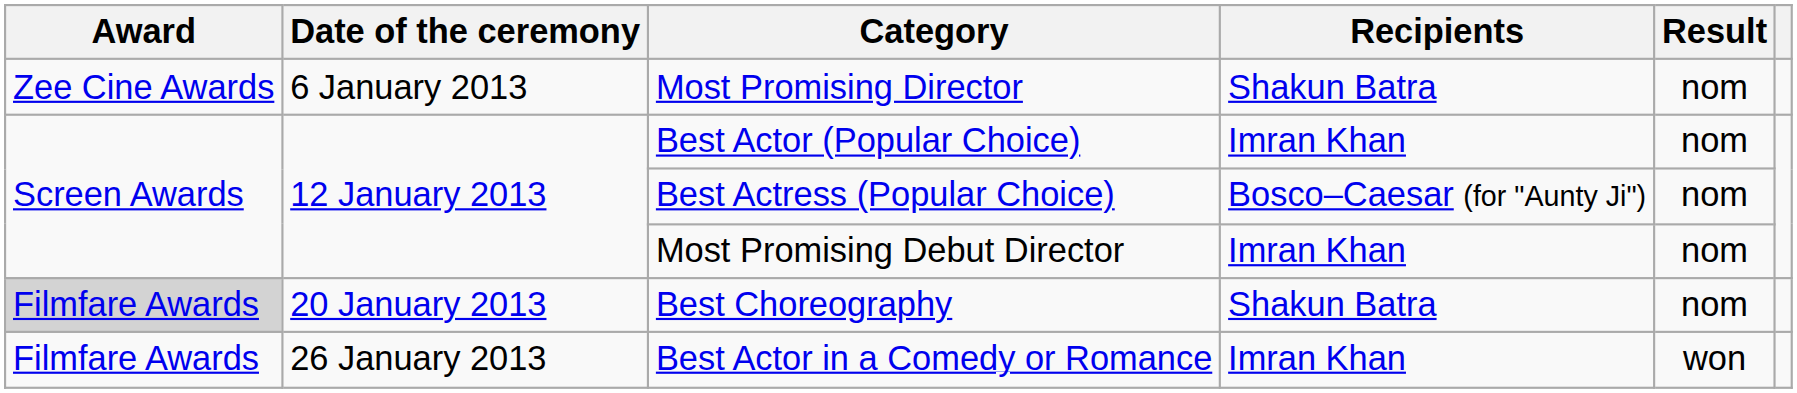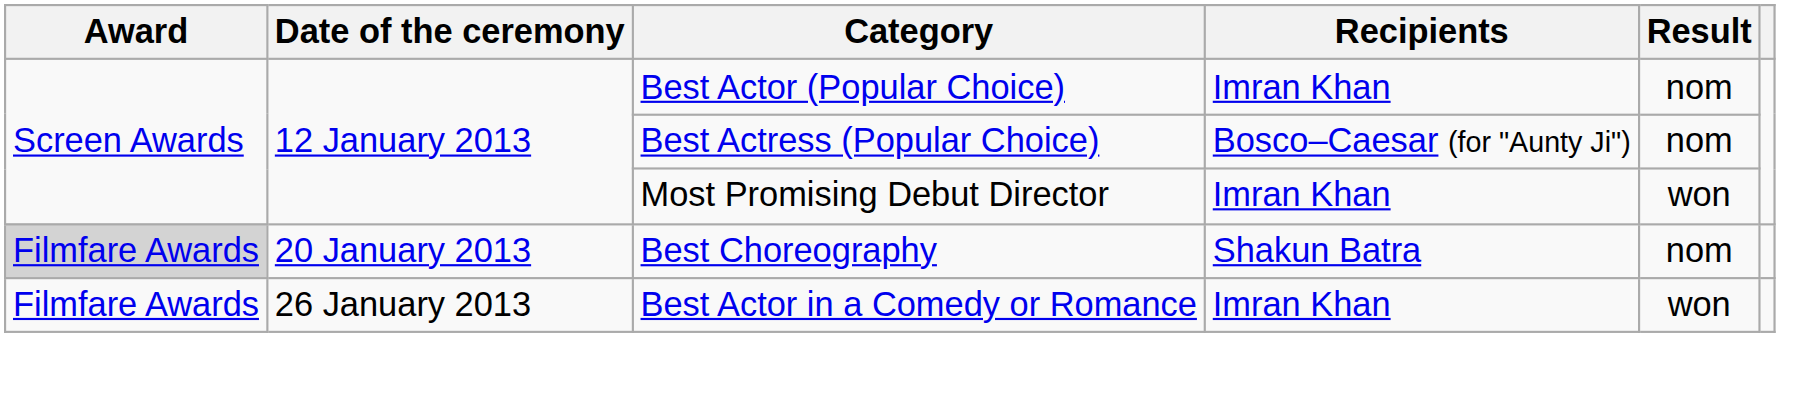- row: (839, 86)
(1715, 250) nom -> (1699, 195) won
